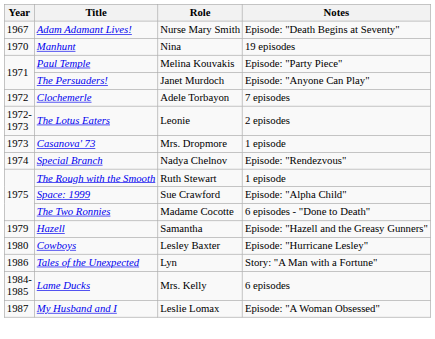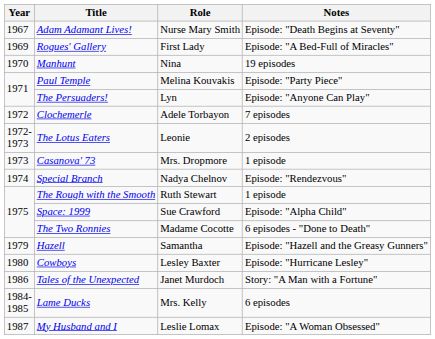+ row: (71, 47)
(192, 81) Janet Murdoch -> (169, 98) Lyn
(169, 263) Lyn -> (192, 280) Janet Murdoch
